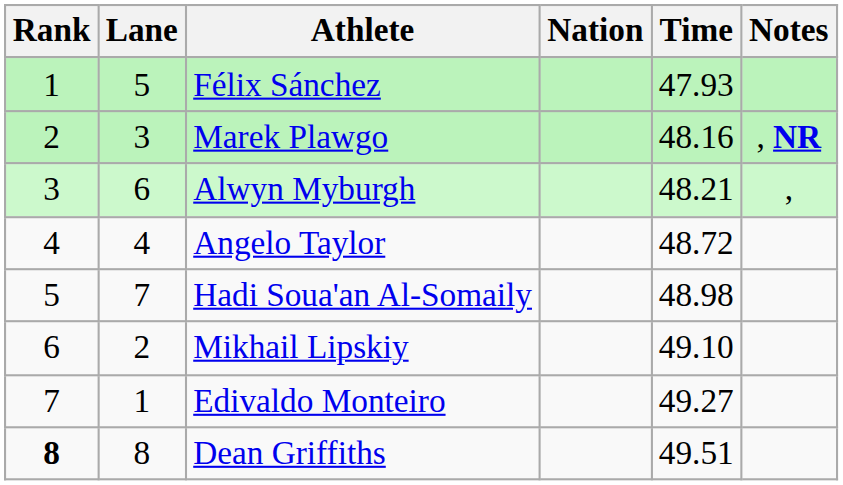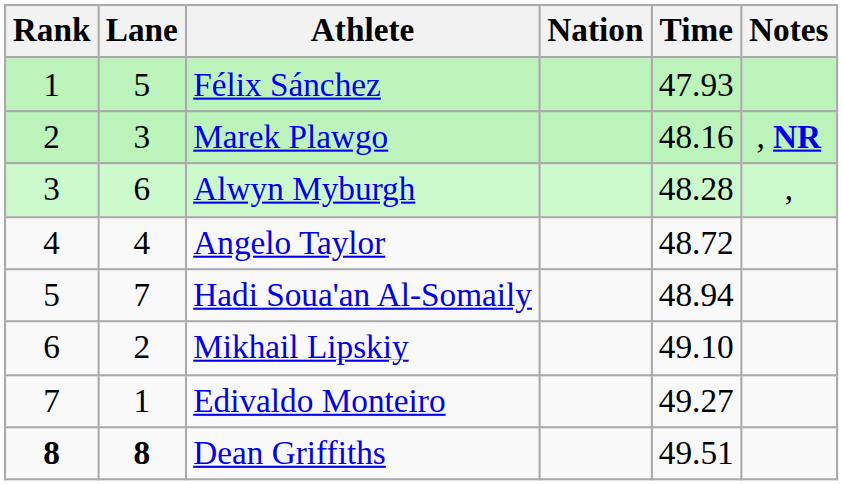(696, 189) 48.21 -> (696, 189) 48.28
(696, 294) 48.98 -> (696, 294) 48.94
(142, 453) normal -> (142, 453) bold
